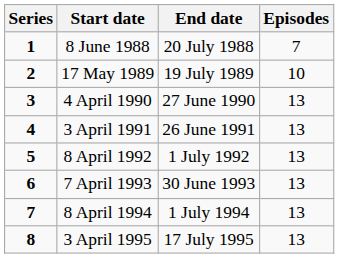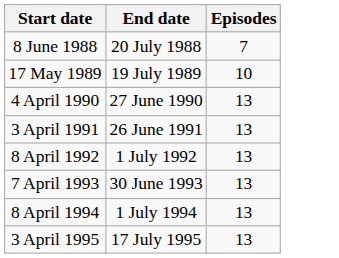- column: (31, 18)
